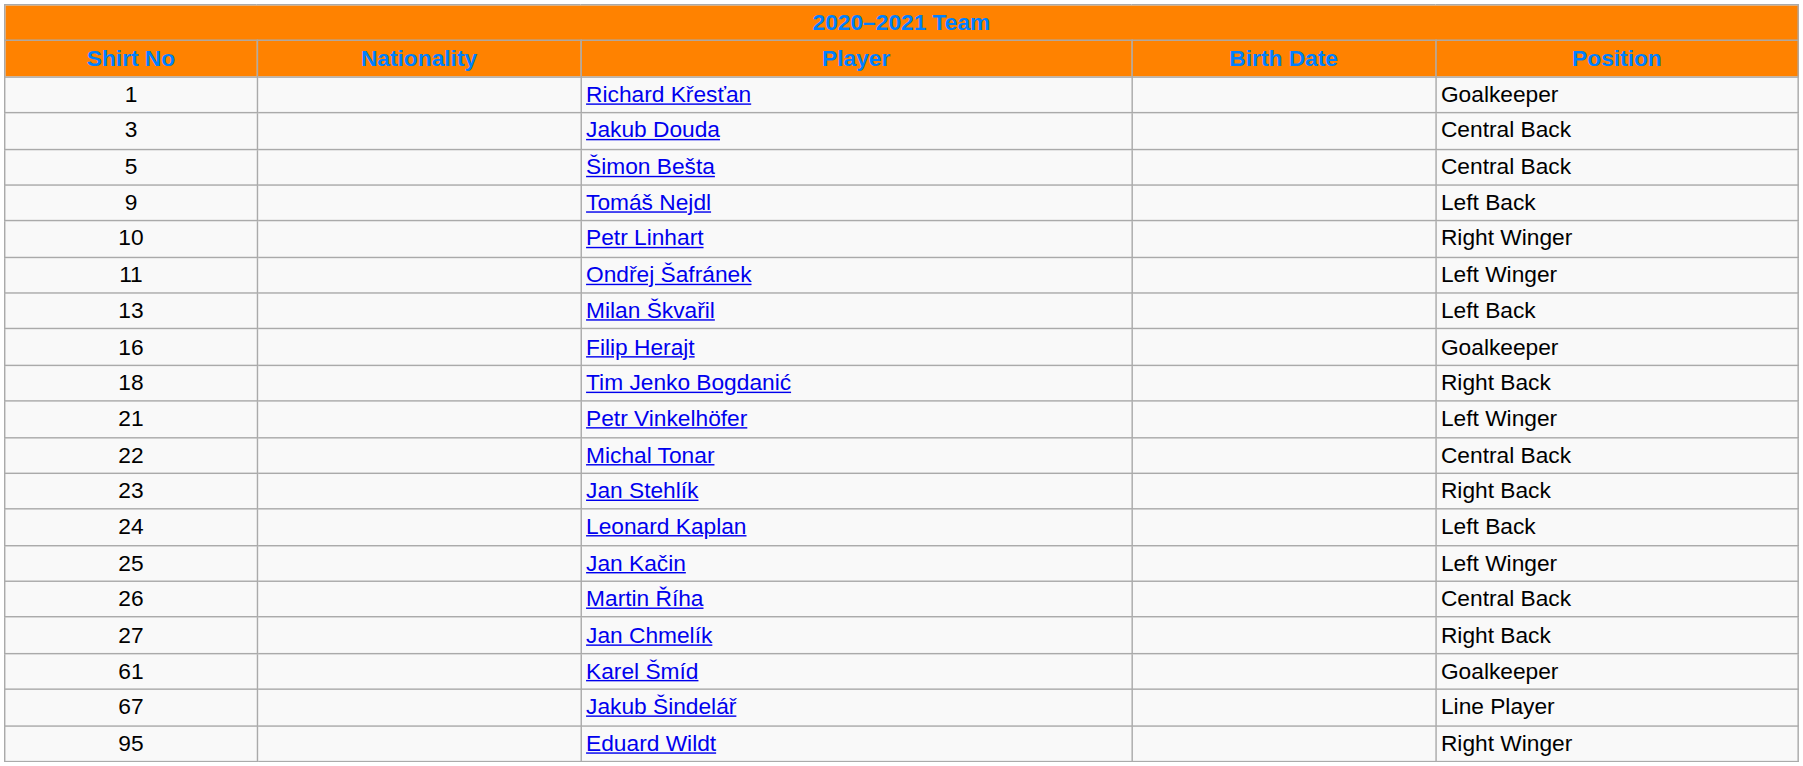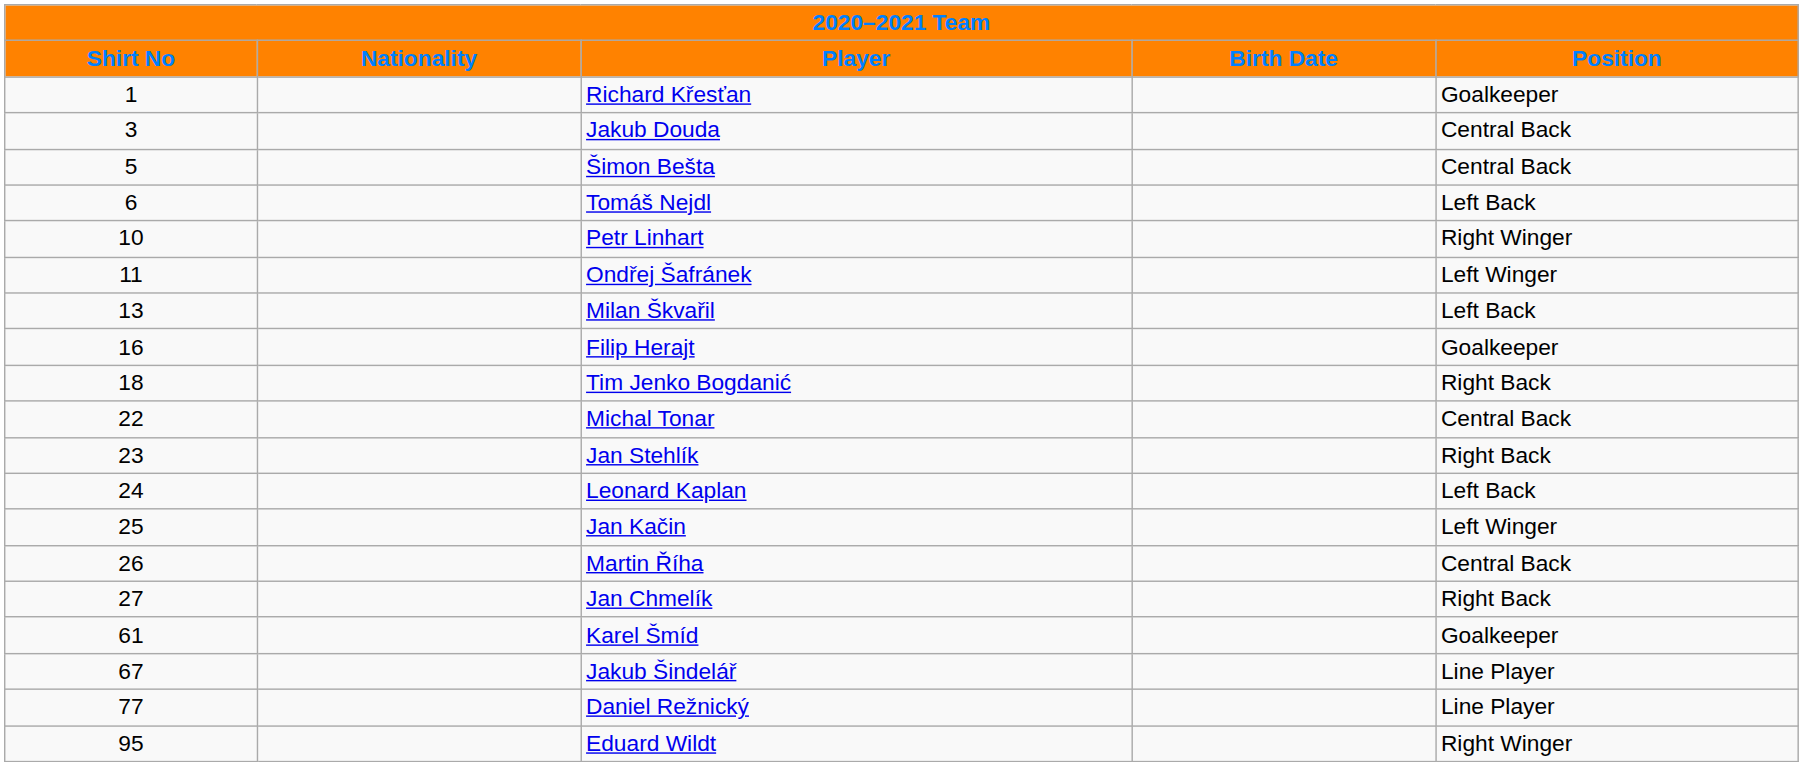(131, 202) 9 -> (131, 202) 6
- row: (667, 418)
+ row: (668, 707)
